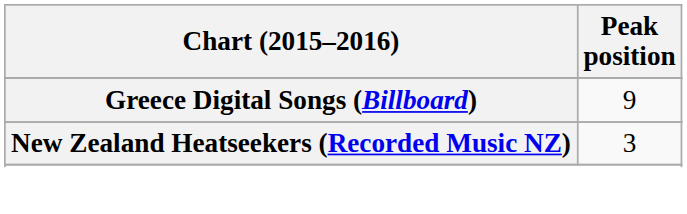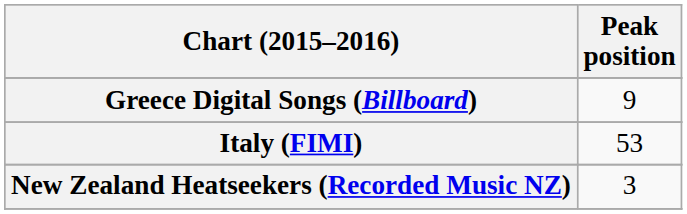+ row: (291, 142)
